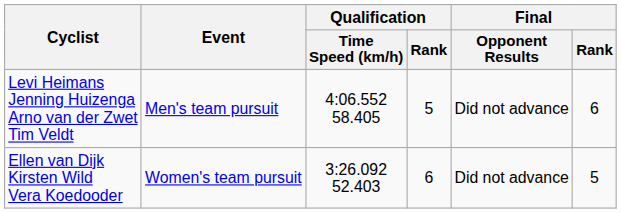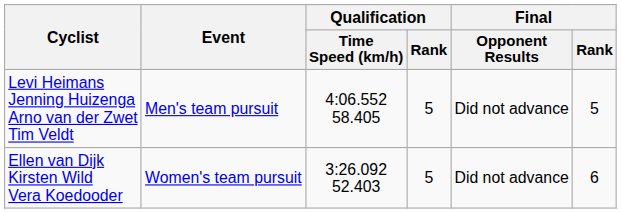(595, 109) 6 -> (595, 109) 5
(429, 178) 6 -> (429, 178) 5
(595, 178) 5 -> (595, 178) 6
